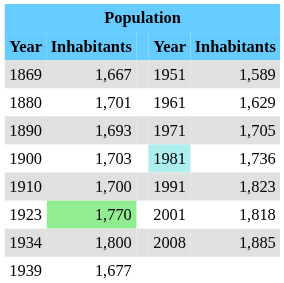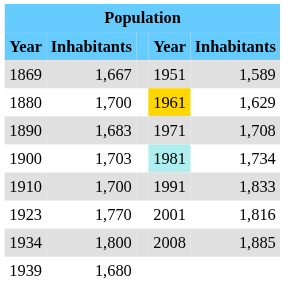(113, 102) 1,701 -> (113, 102) 1,700
(170, 102) no background -> (170, 102) gold background
(113, 130) 1,693 -> (113, 130) 1,683
(257, 130) 1,705 -> (257, 130) 1,708
(257, 158) 1,736 -> (257, 158) 1,734
(257, 186) 1,823 -> (257, 186) 1,833
(113, 214) lightgreen background -> (113, 214) no background
(257, 214) 1,818 -> (257, 214) 1,816
(113, 270) 1,677 -> (113, 270) 1,680
